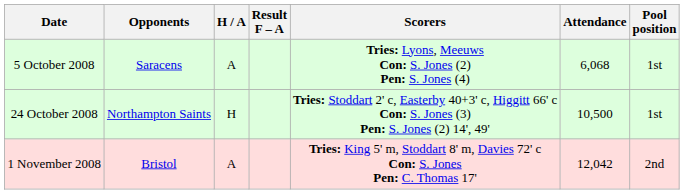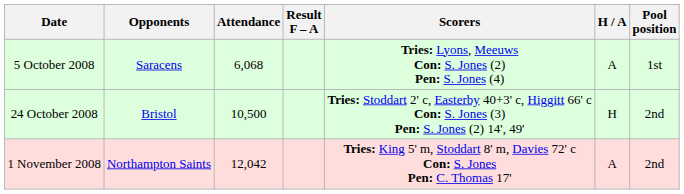columns swapped: (231, 22) <-> (595, 22)
(159, 114) Northampton Saints -> (159, 114) Bristol
(654, 114) 1st -> (655, 114) 2nd
(159, 163) Bristol -> (159, 163) Northampton Saints
